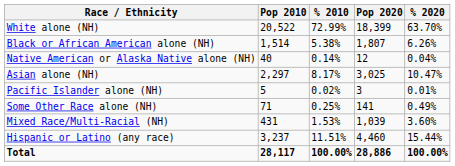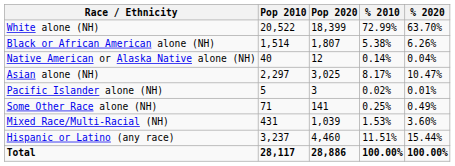columns swapped: (380, 12) <-> (331, 12)
